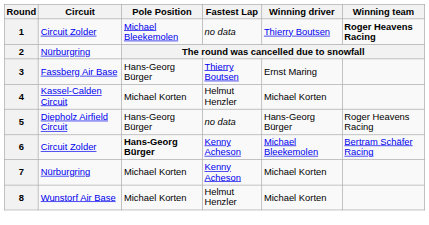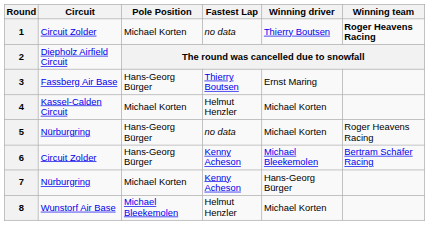(151, 31) Michael Bleekemolen -> (155, 31) Michael Korten
(65, 51) Nürburgring -> (74, 56) Diepholz Airfield Circuit
(74, 122) Diepholz Airfield Circuit -> (65, 132) Nürburgring
(289, 122) Hans-Georg Bürger -> (295, 132) Michael Korten
(151, 147) bold -> (149, 157) normal
(295, 172) Michael Korten -> (289, 182) Hans-Georg Bürger
(155, 197) Michael Korten -> (151, 207) Michael Bleekemolen
